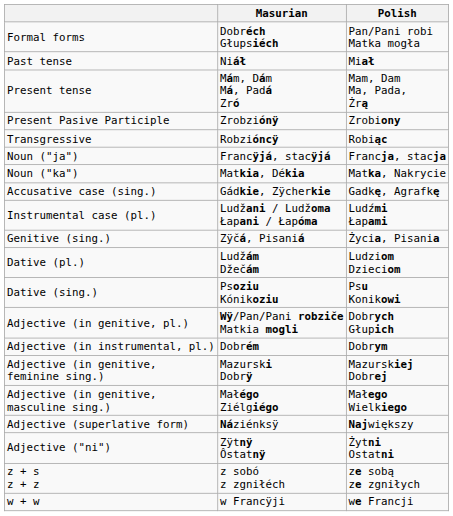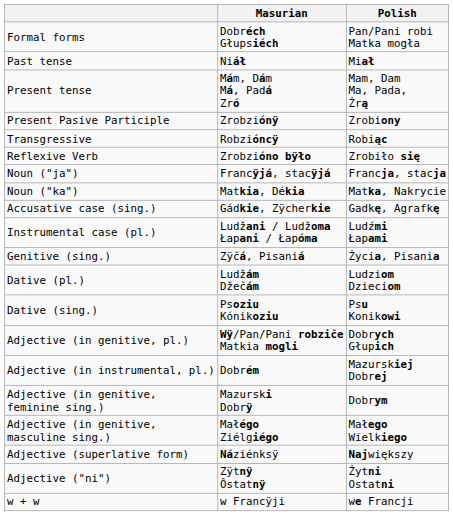+ row: (52, 156)
(368, 347) Dobrym -> (381, 370) Mazurskiej Dobrej
(381, 370) Mazurskiej Dobrej -> (368, 400) Dobrym
- row: (23, 478)
